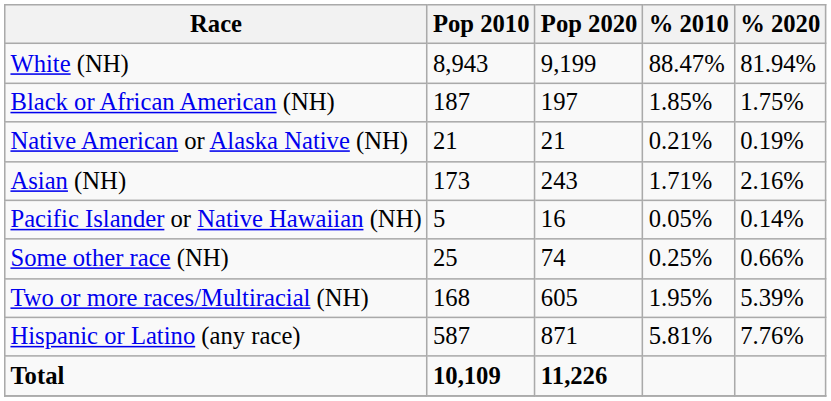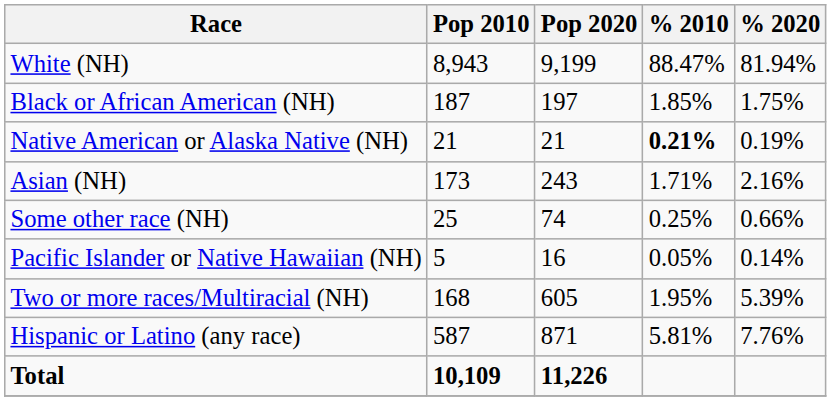(681, 141) normal -> (683, 141) bold
rows swapped: (216, 219) <-> (120, 258)
